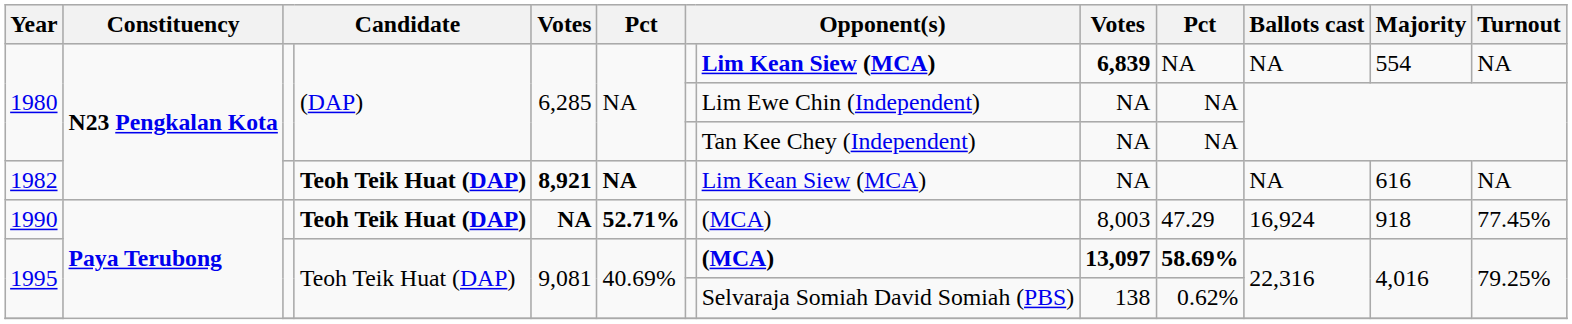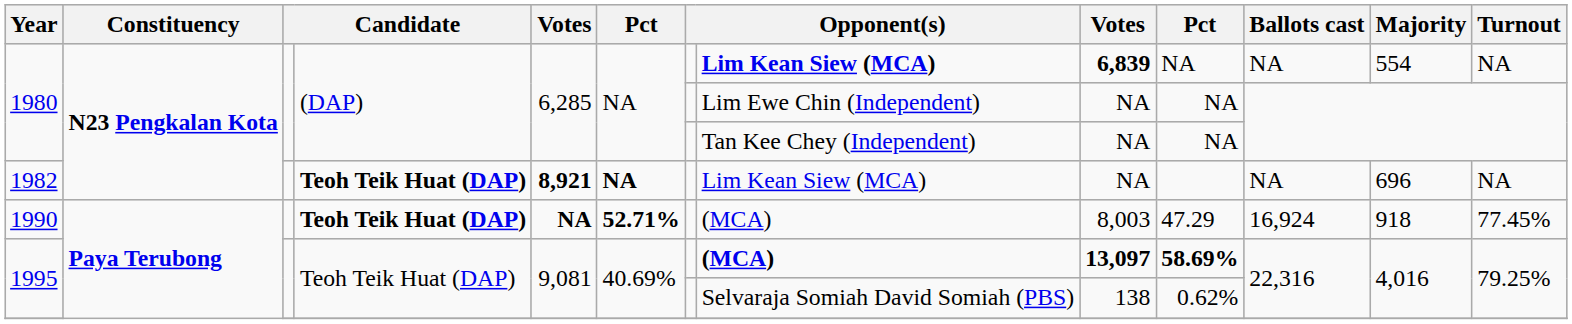(1393, 180) 616 -> (1393, 180) 696
